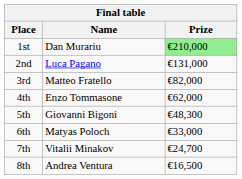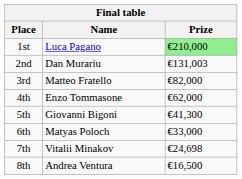(73, 47) Dan Murariu -> (73, 47) Luca Pagano
(73, 64) Luca Pagano -> (73, 64) Dan Murariu
(188, 64) €131,000 -> (188, 64) €131,003
(185, 115) €48,300 -> (185, 115) €41,300
(185, 149) €24,700 -> (185, 149) €24,698
